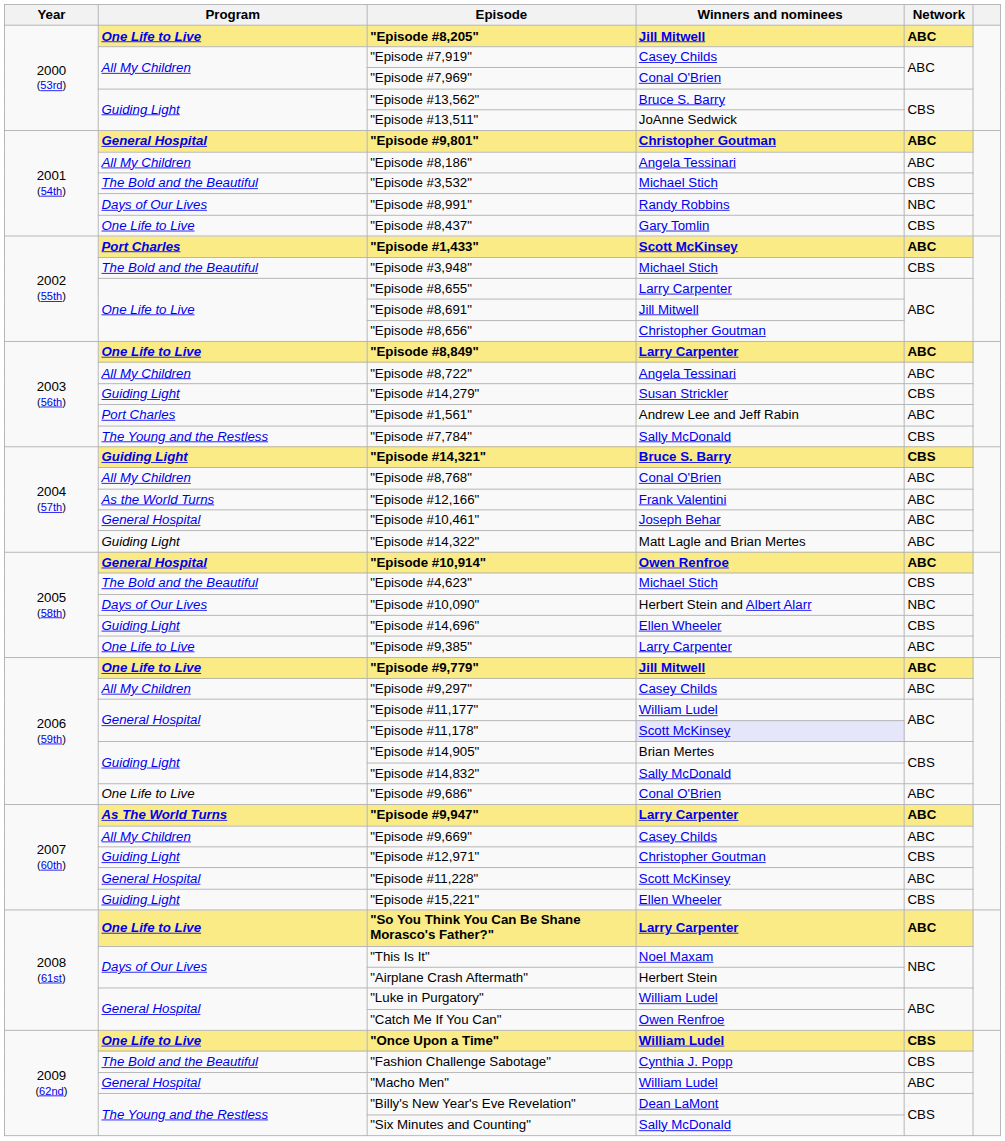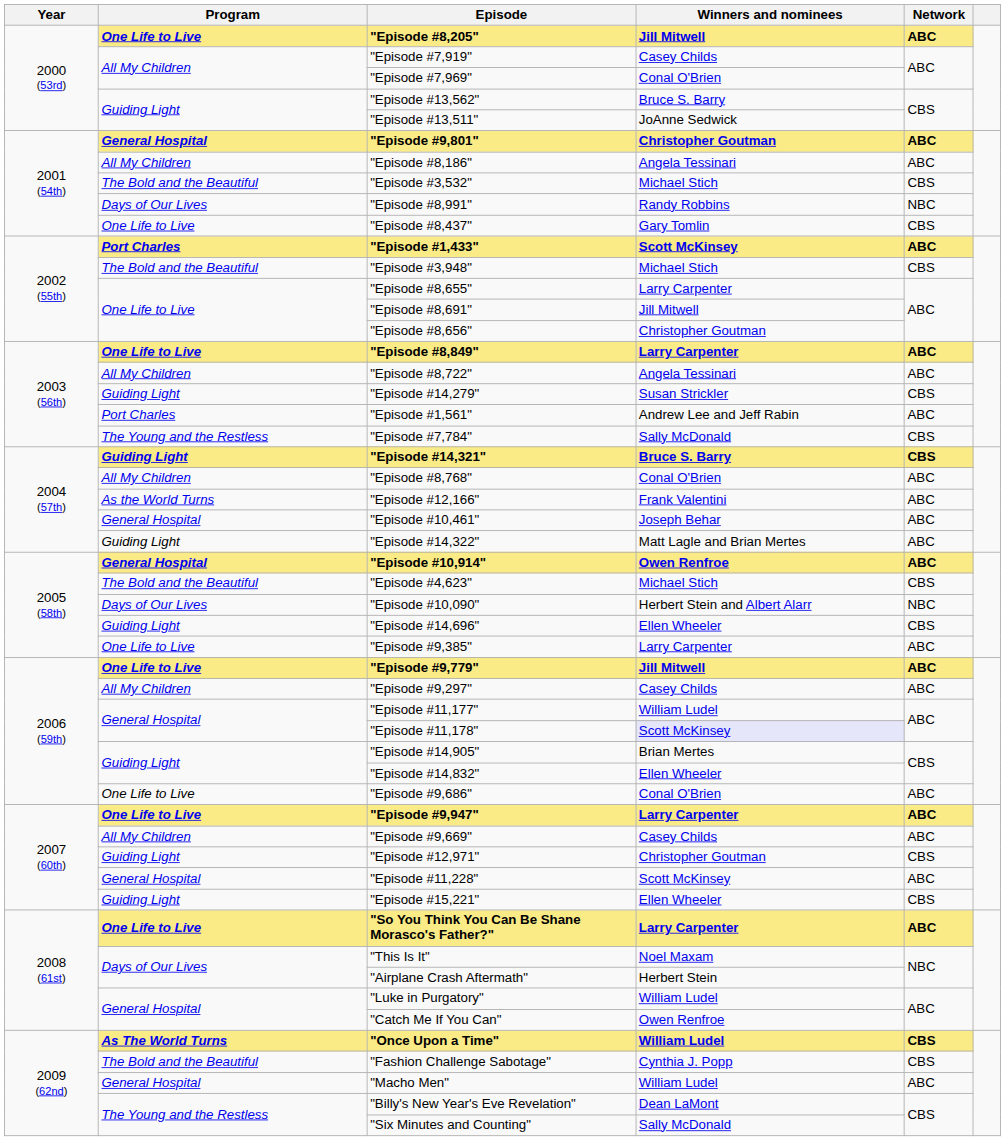(685, 773) Sally McDonald -> (680, 773) Ellen Wheeler
(164, 815) As The World Turns -> (151, 815) One Life to Live
(151, 1040) One Life to Live -> (164, 1040) As The World Turns
